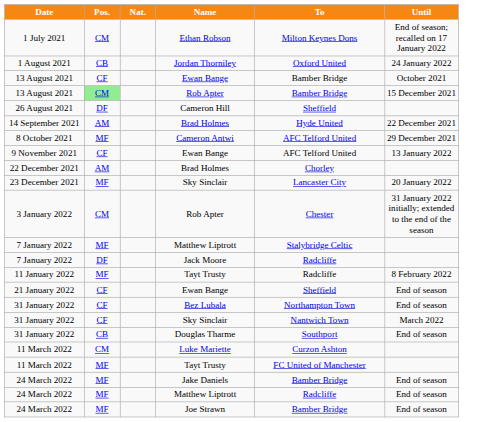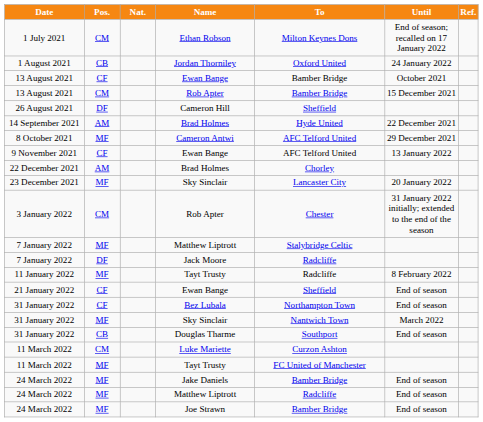+ column: (468, 12)
(102, 93) lightgreen background -> (102, 93) no background
(102, 320) CF -> (102, 320) MF
